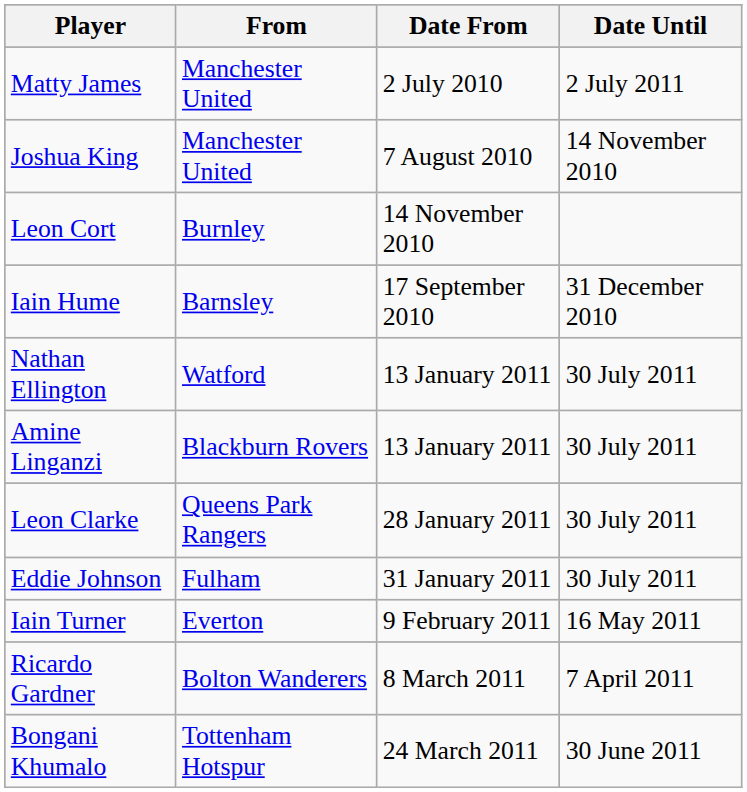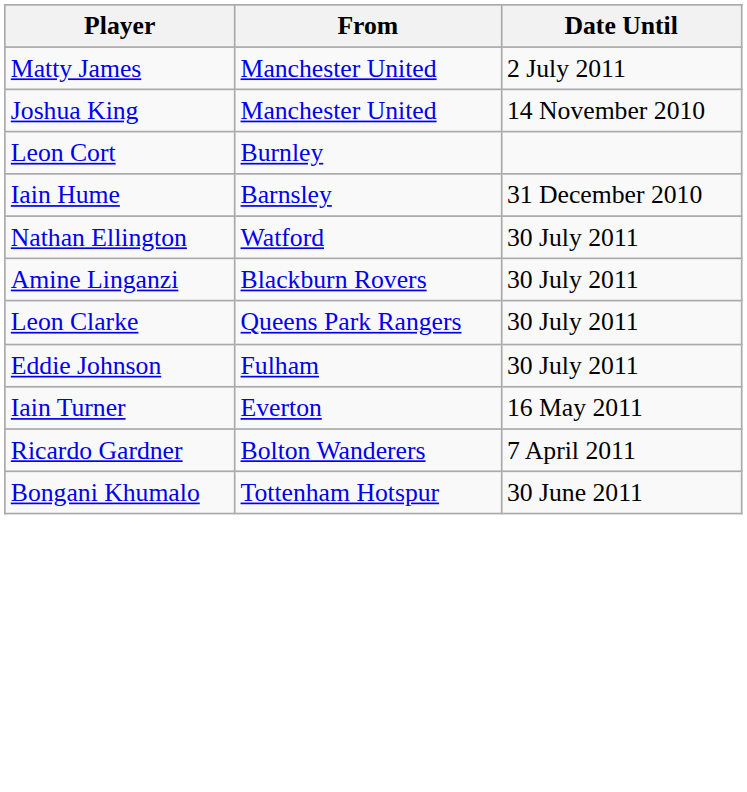- column: (468, 25)
